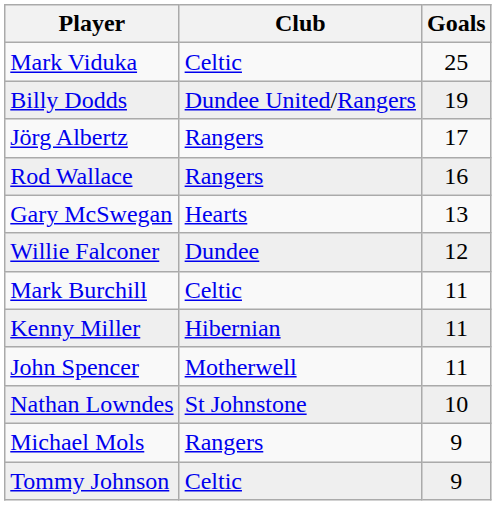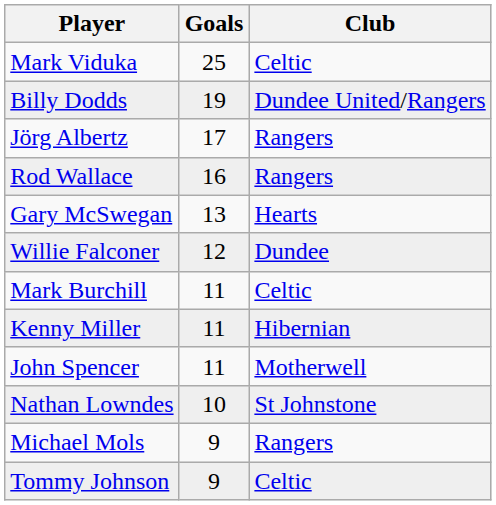columns swapped: (300, 23) <-> (456, 23)
